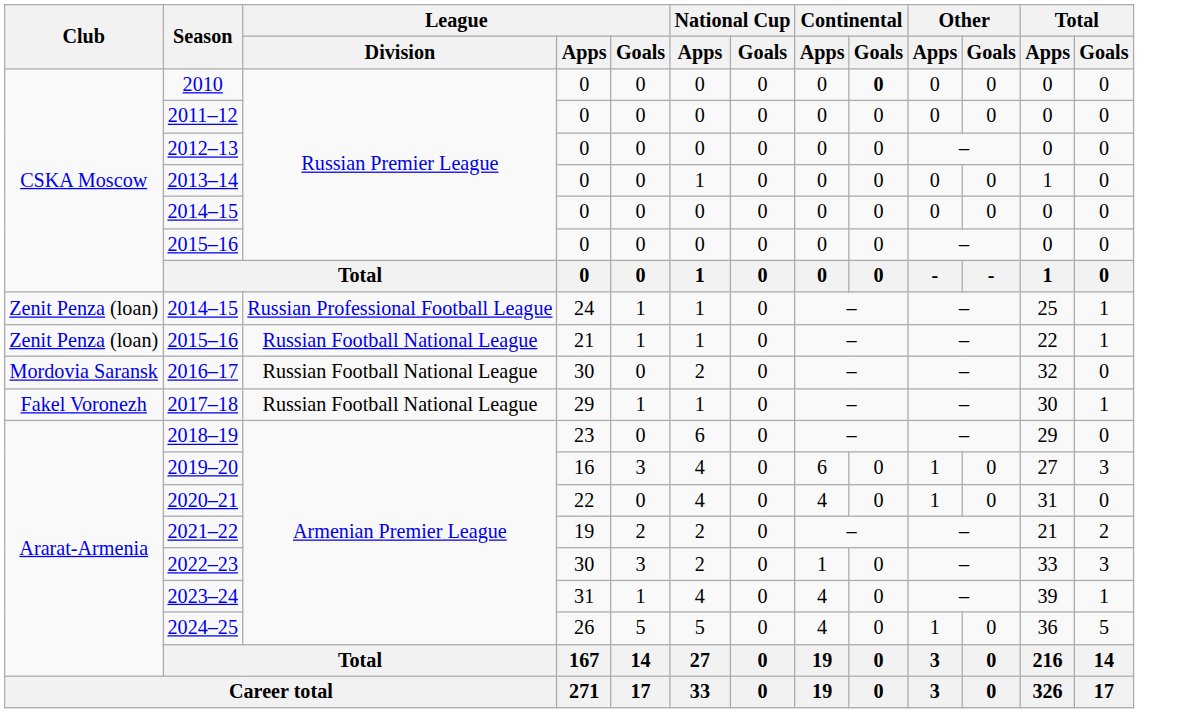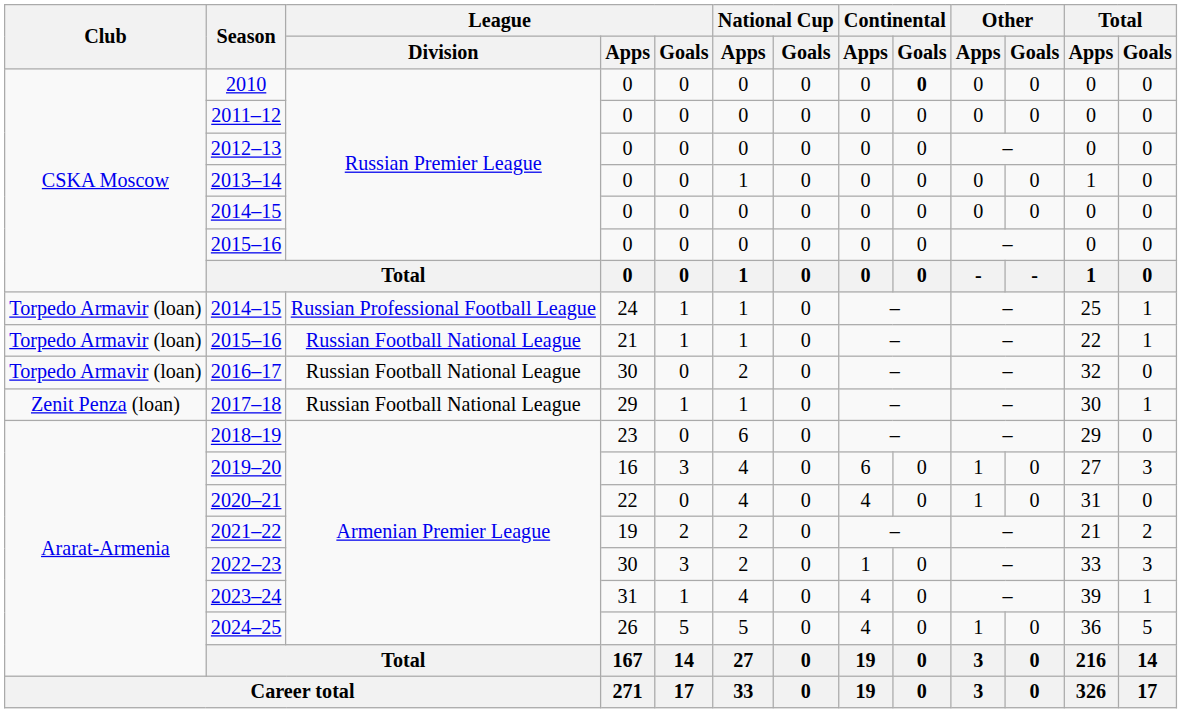(84, 308) Zenit Penza (loan) -> (105, 308) Torpedo Armavir (loan)
(84, 340) Zenit Penza (loan) -> (105, 340) Torpedo Armavir (loan)
(84, 372) Mordovia Saransk -> (105, 372) Torpedo Armavir (loan)
(84, 404) Fakel Voronezh -> (105, 404) Zenit Penza (loan)
